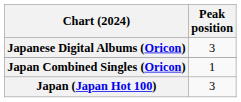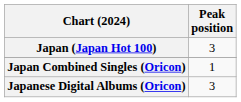rows swapped: (96, 86) <-> (96, 47)
